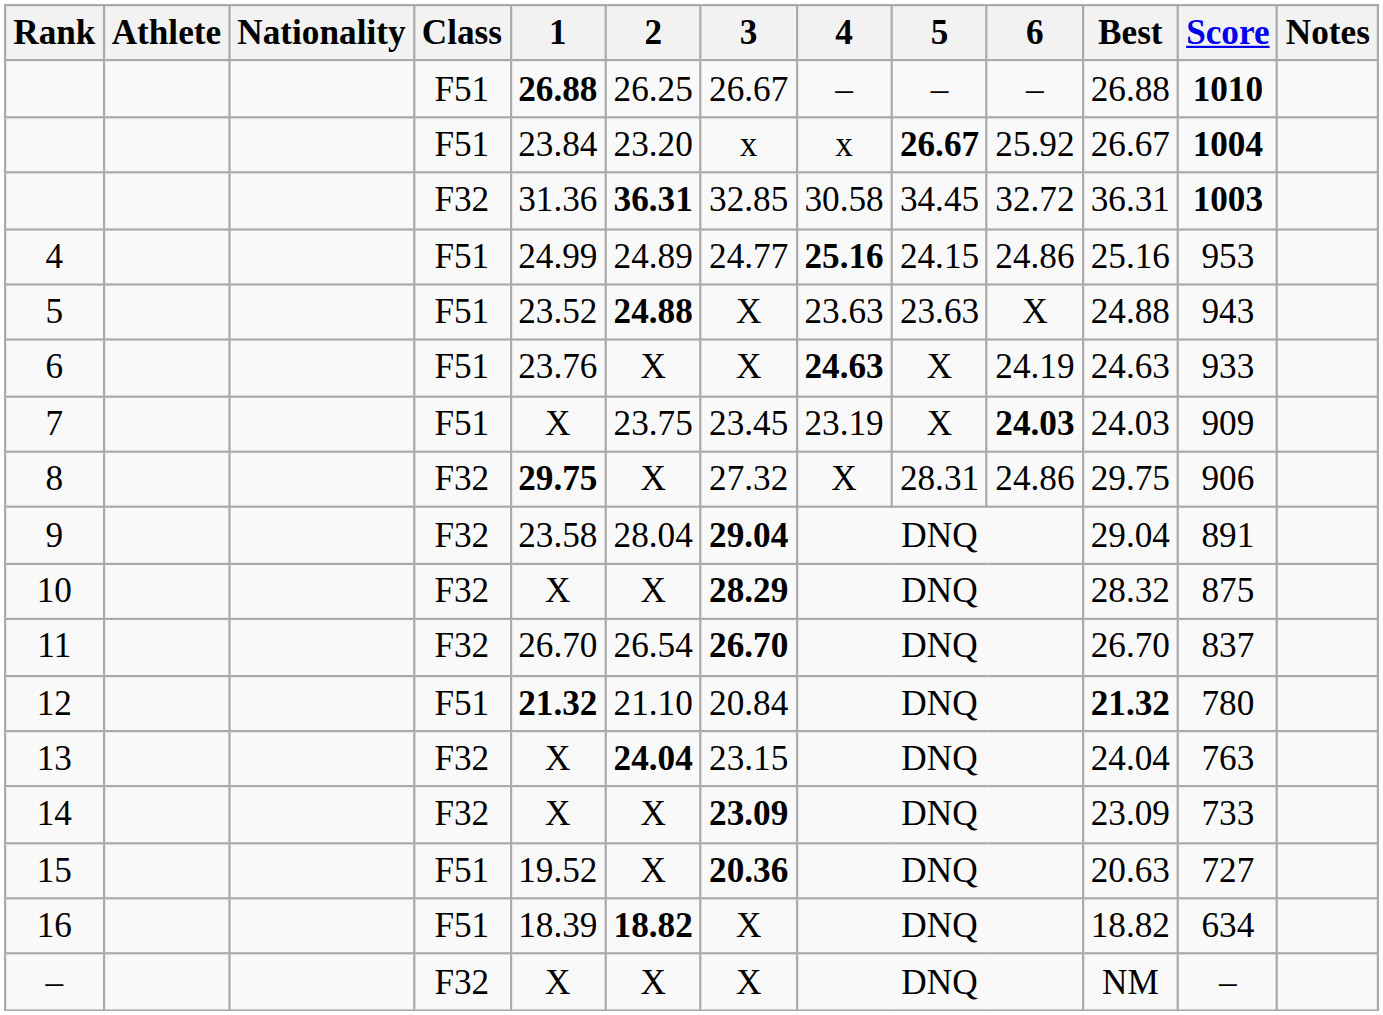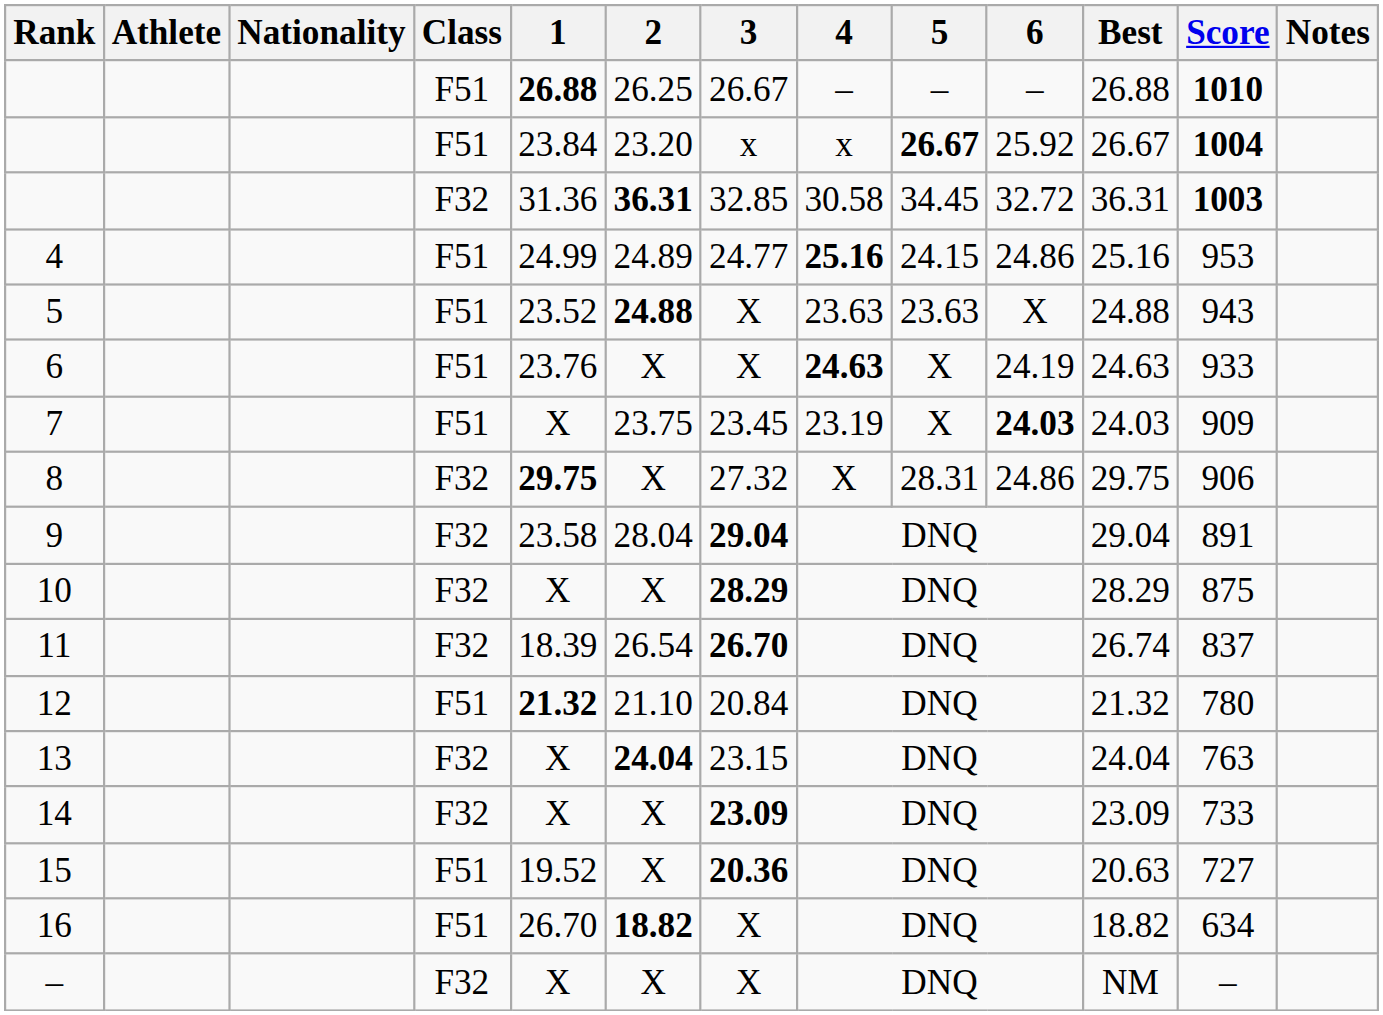(1130, 590) 28.32 -> (1130, 590) 28.29
(558, 646) 26.70 -> (558, 646) 18.39
(1130, 646) 26.70 -> (1130, 646) 26.74
(1130, 702) bold -> (1130, 702) normal
(558, 925) 18.39 -> (558, 925) 26.70
